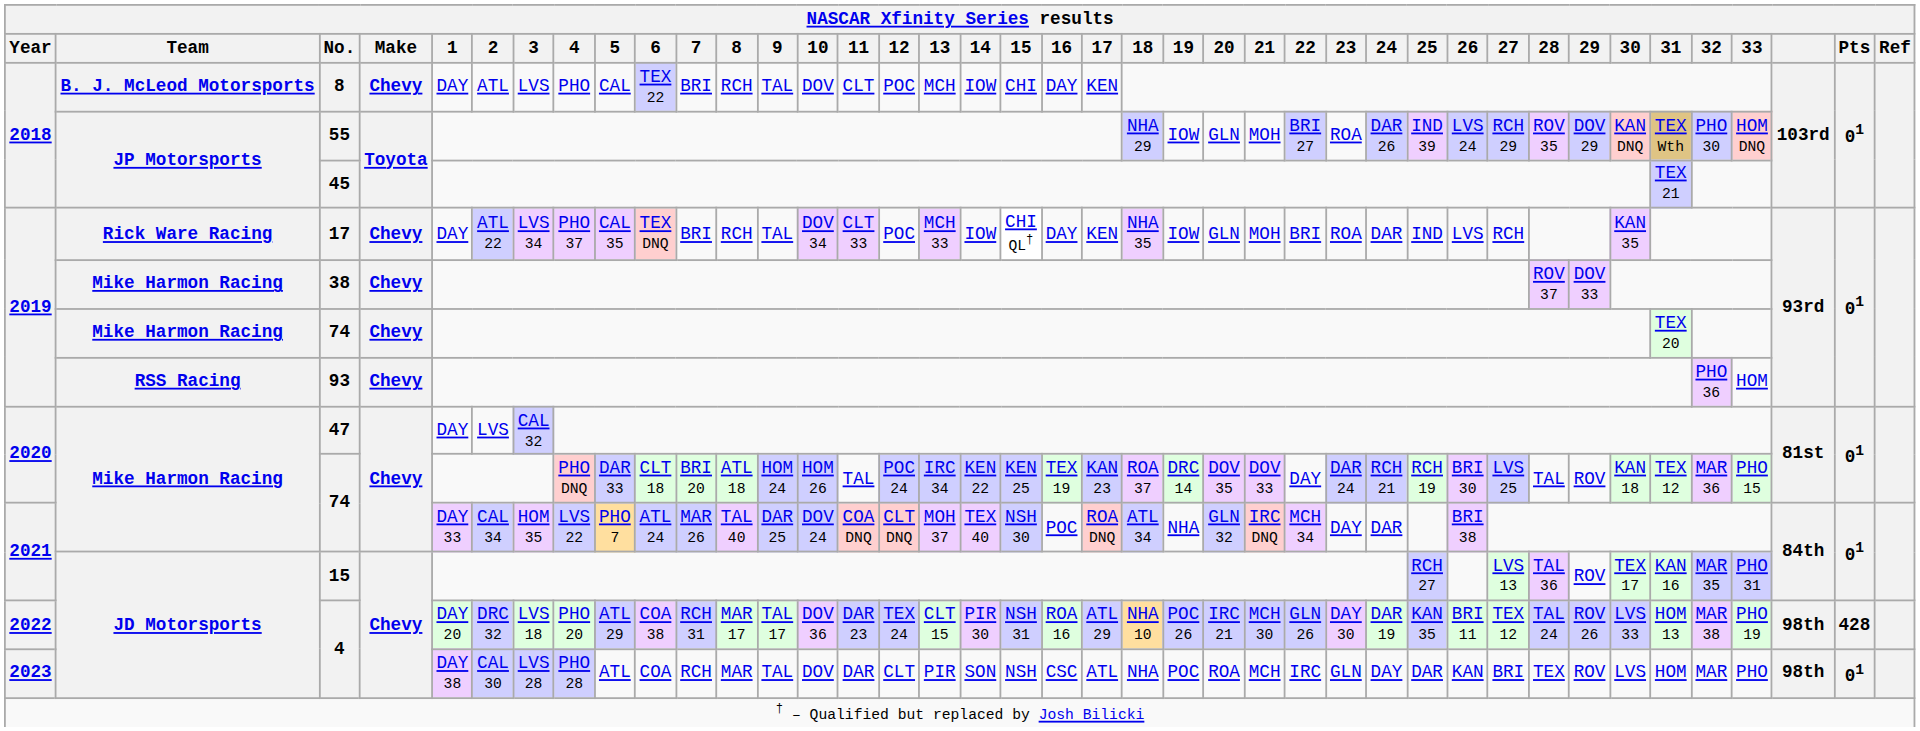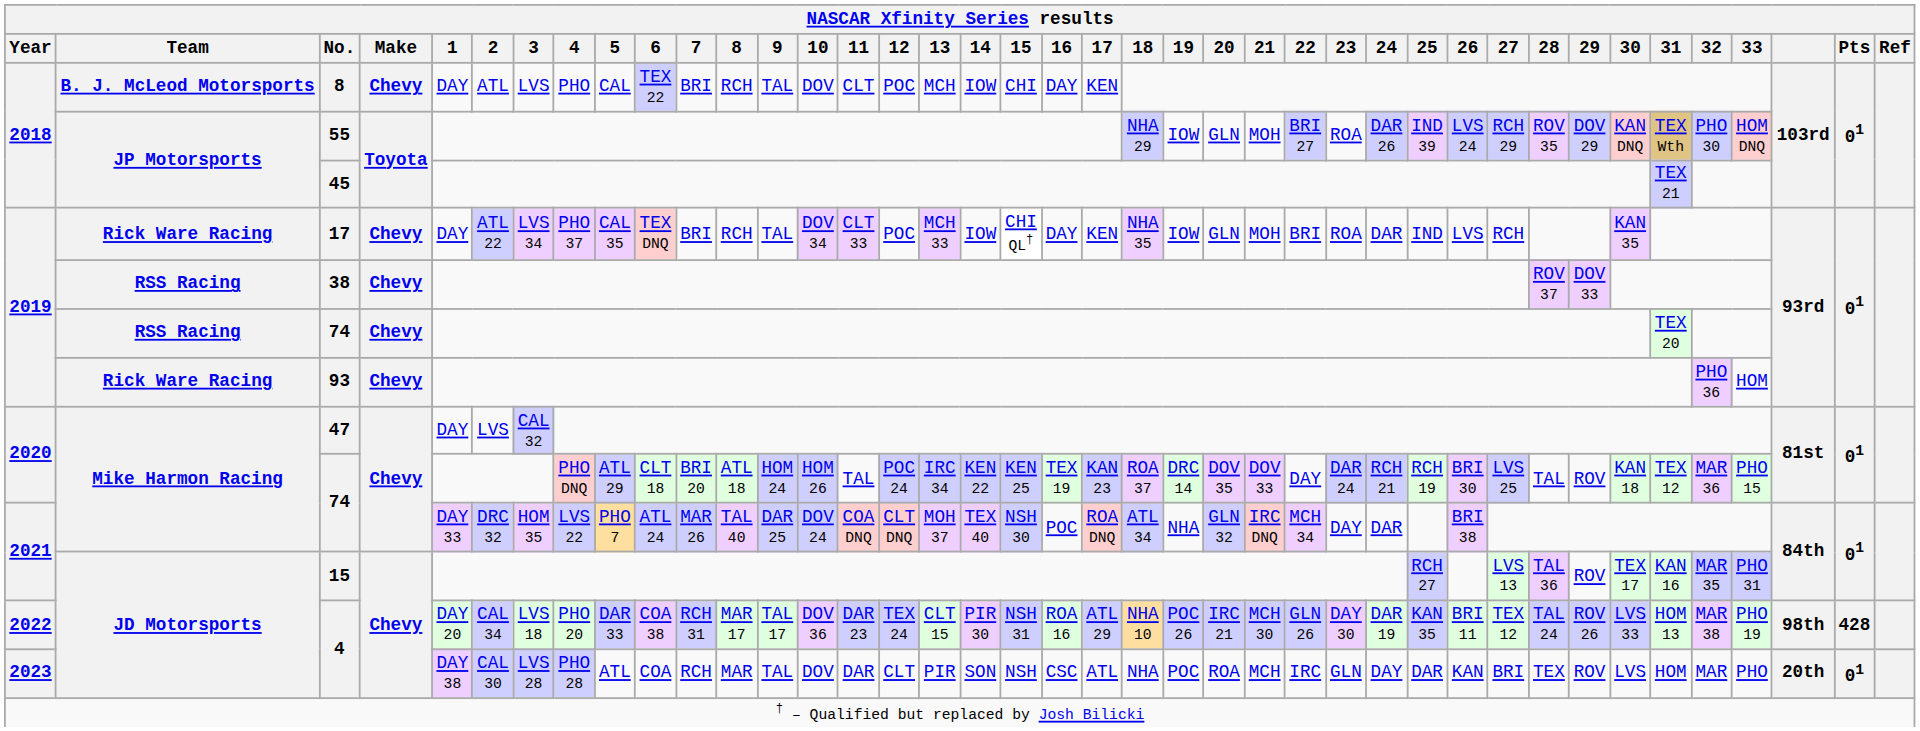(188, 284) Mike Harmon Racing -> (188, 284) RSS Racing
(188, 333) Mike Harmon Racing -> (188, 333) RSS Racing
(188, 381) RSS Racing -> (188, 381) Rick Ware Racing
(615, 478) DAR 33 -> (615, 478) ATL 29
(493, 526) CAL 34 -> (493, 526) DRC 32
(493, 624) DRC 32 -> (493, 624) CAL 34
(615, 624) ATL 29 -> (615, 624) DAR 33
(1803, 673) 98th -> (1803, 673) 20th
